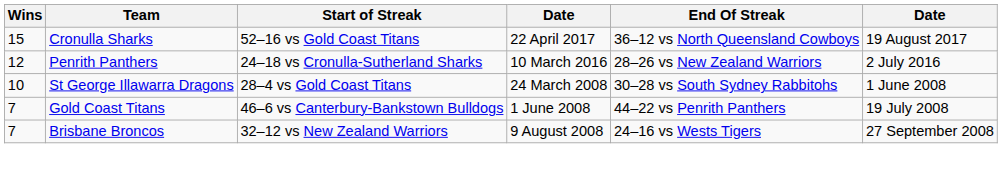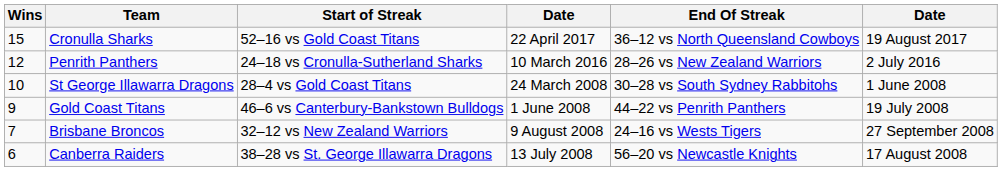(12, 108) 7 -> (12, 108) 9
+ row: (107, 154)
